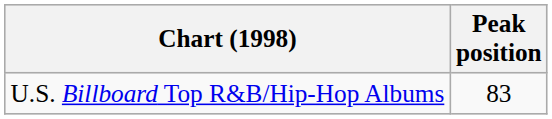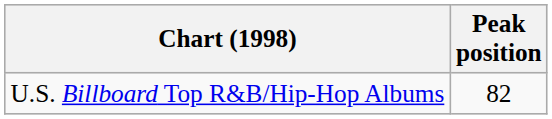(499, 93) 83 -> (499, 93) 82
